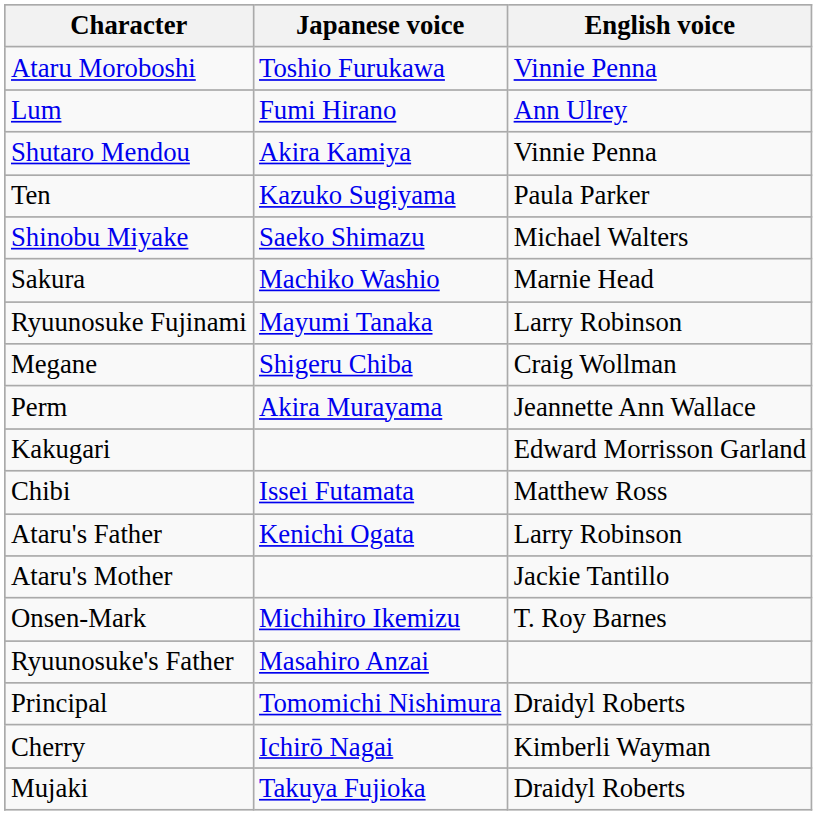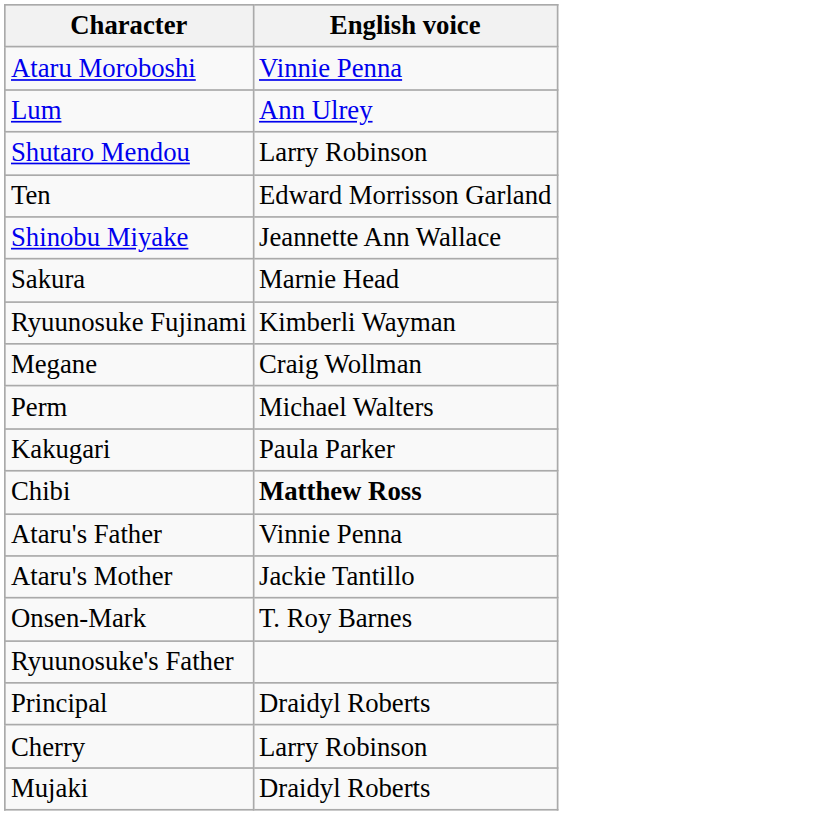- column: (380, 25)
(585, 152) Vinnie Penna -> (343, 152) Larry Robinson
(582, 195) Paula Parker -> (405, 195) Edward Morrisson Garland
(601, 237) Michael Walters -> (380, 237) Jeannette Ann Wallace
(598, 322) Larry Robinson -> (358, 322) Kimberli Wayman
(635, 407) Jeannette Ann Wallace -> (346, 407) Michael Walters
(660, 449) Edward Morrisson Garland -> (327, 449) Paula Parker
(590, 491) normal -> (340, 491) bold
(598, 534) Larry Robinson -> (331, 534) Vinnie Penna
(612, 746) Kimberli Wayman -> (343, 746) Larry Robinson
